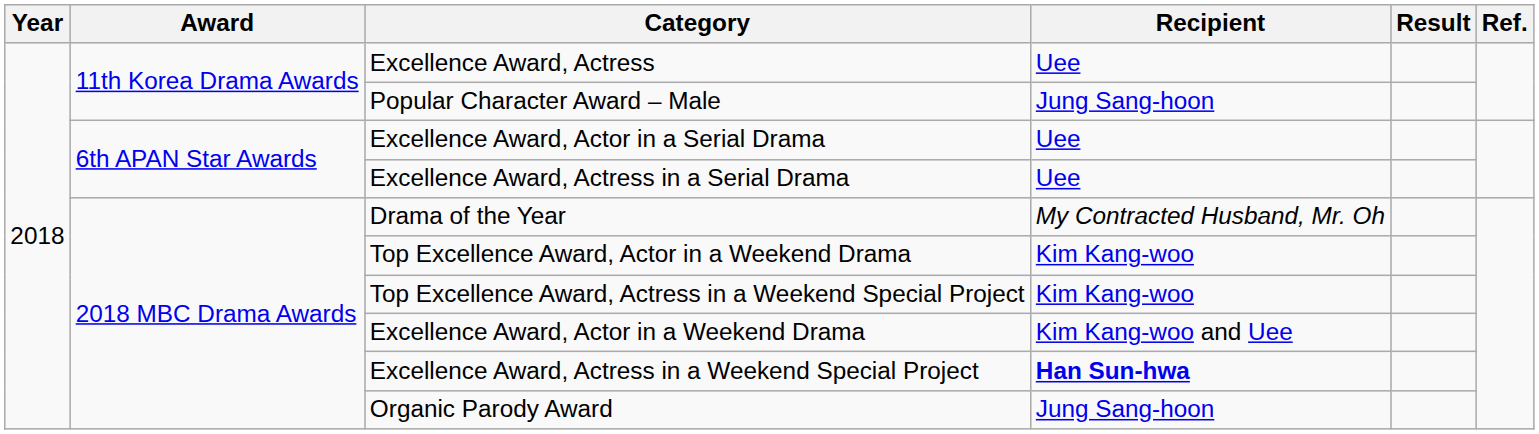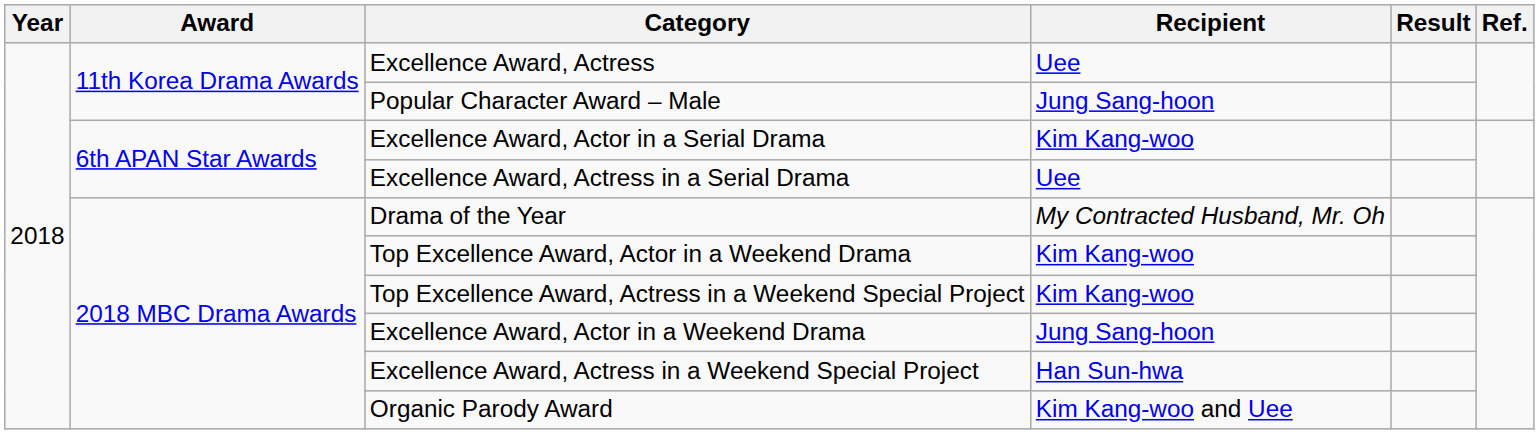(1058, 139) Uee -> (1115, 139) Kim Kang-woo
(1164, 332) Kim Kang-woo and Uee -> (1125, 332) Jung Sang-hoon
(1113, 370) bold -> (1110, 370) normal
(1125, 409) Jung Sang-hoon -> (1164, 409) Kim Kang-woo and Uee
